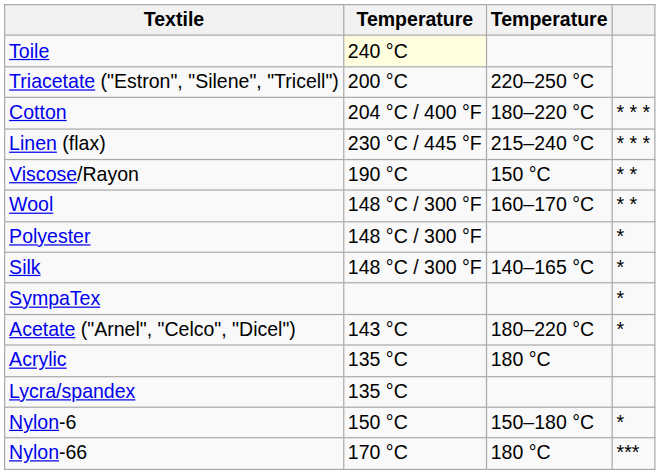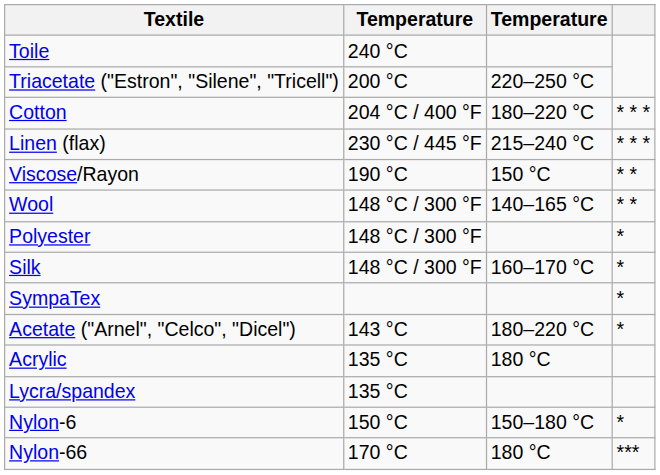(378, 50) lightyellow background -> (378, 50) no background
(542, 205) 160–170 °C -> (542, 205) 140–165 °C
(542, 267) 140–165 °C -> (542, 267) 160–170 °C
